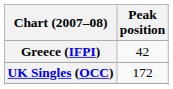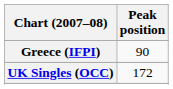(143, 51) 42 -> (143, 51) 90
